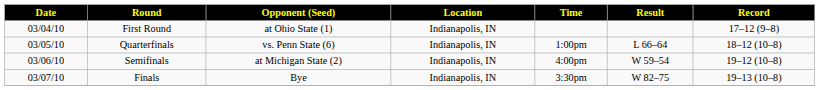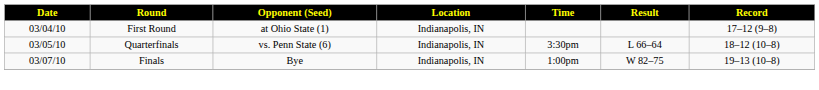(571, 45) 1:00pm -> (563, 45) 3:30pm
- row: (147, 61)
(571, 77) 3:30pm -> (563, 61) 1:00pm
